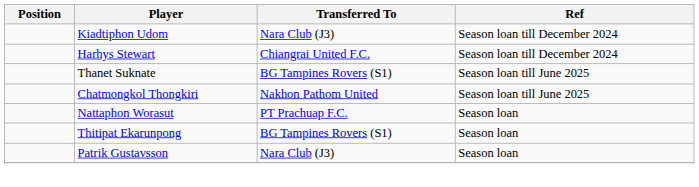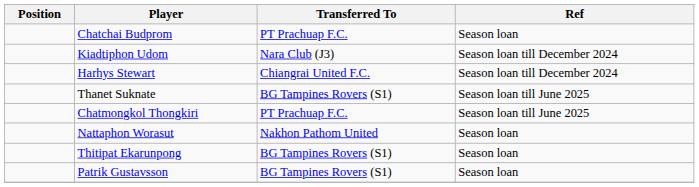+ row: (125, 34)
(319, 93) Nakhon Pathom United -> (304, 113) PT Prachuap F.C.
(304, 113) PT Prachuap F.C. -> (319, 133) Nakhon Pathom United
(297, 152) Nara Club (J3) -> (326, 172) BG Tampines Rovers (S1)
